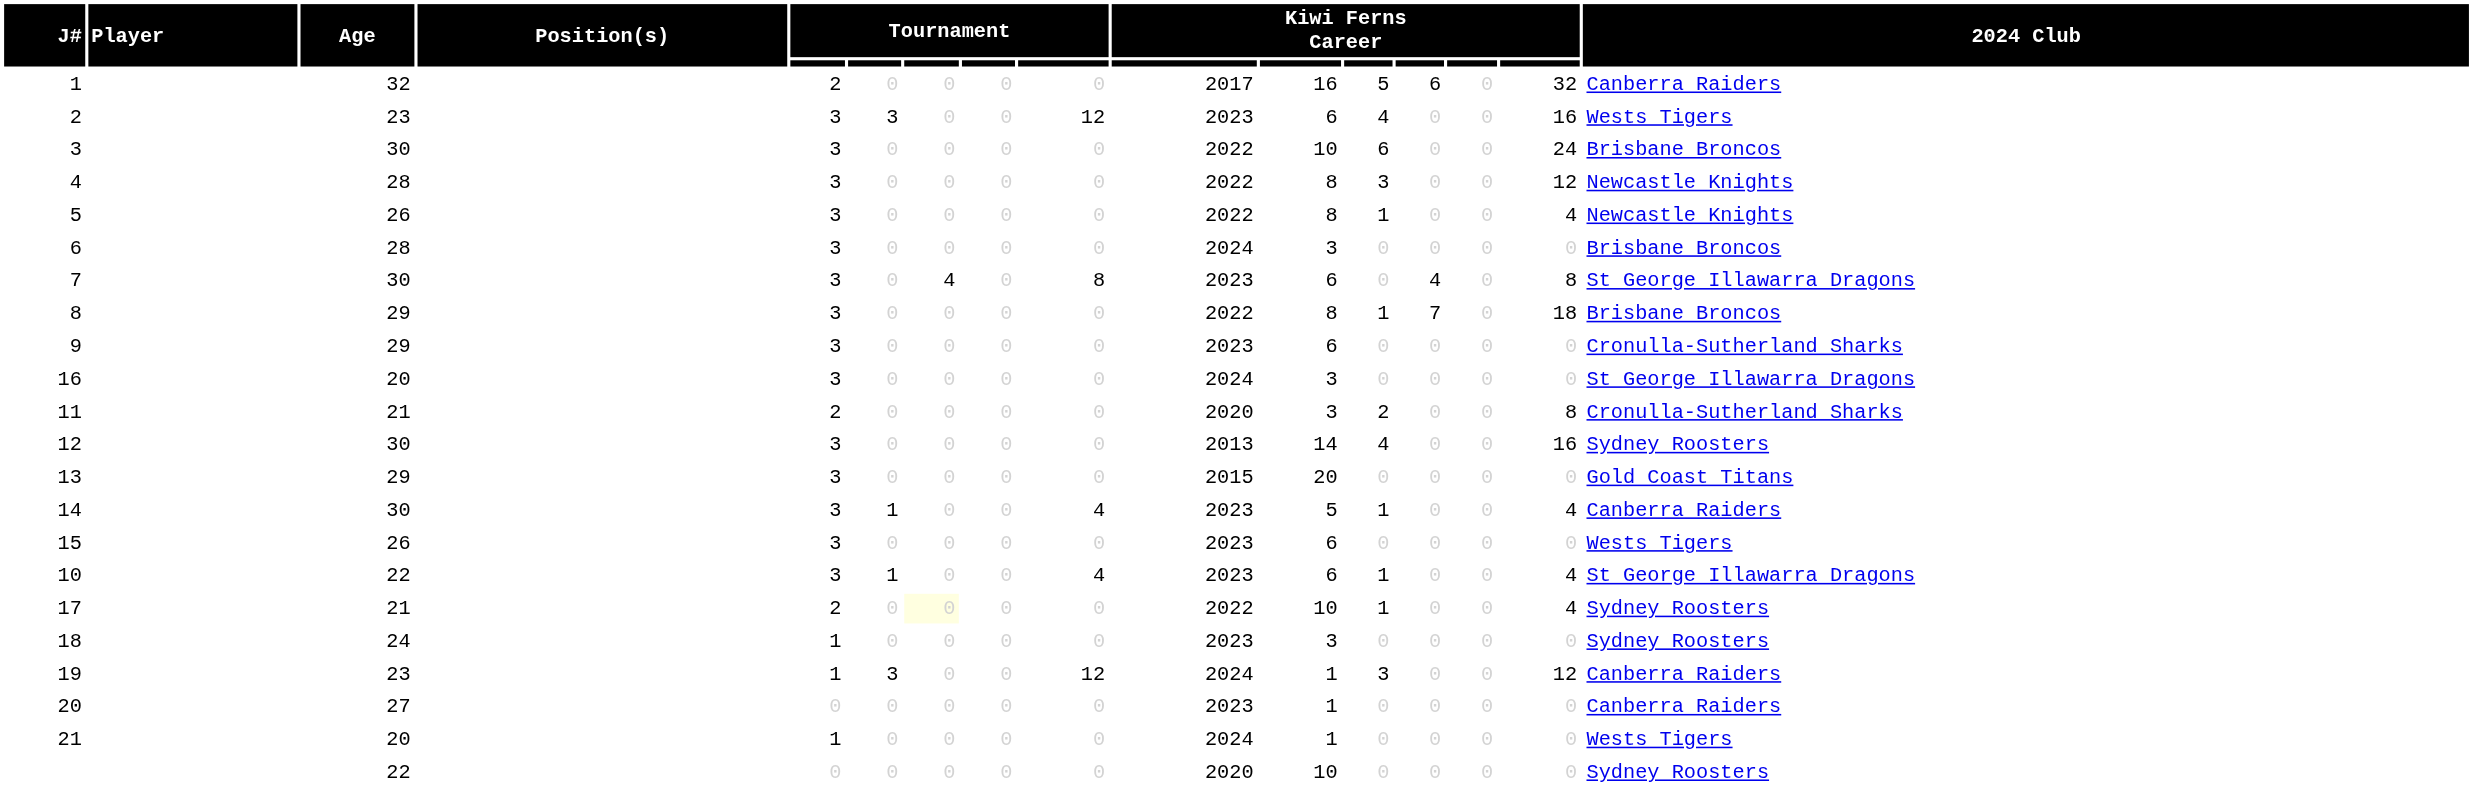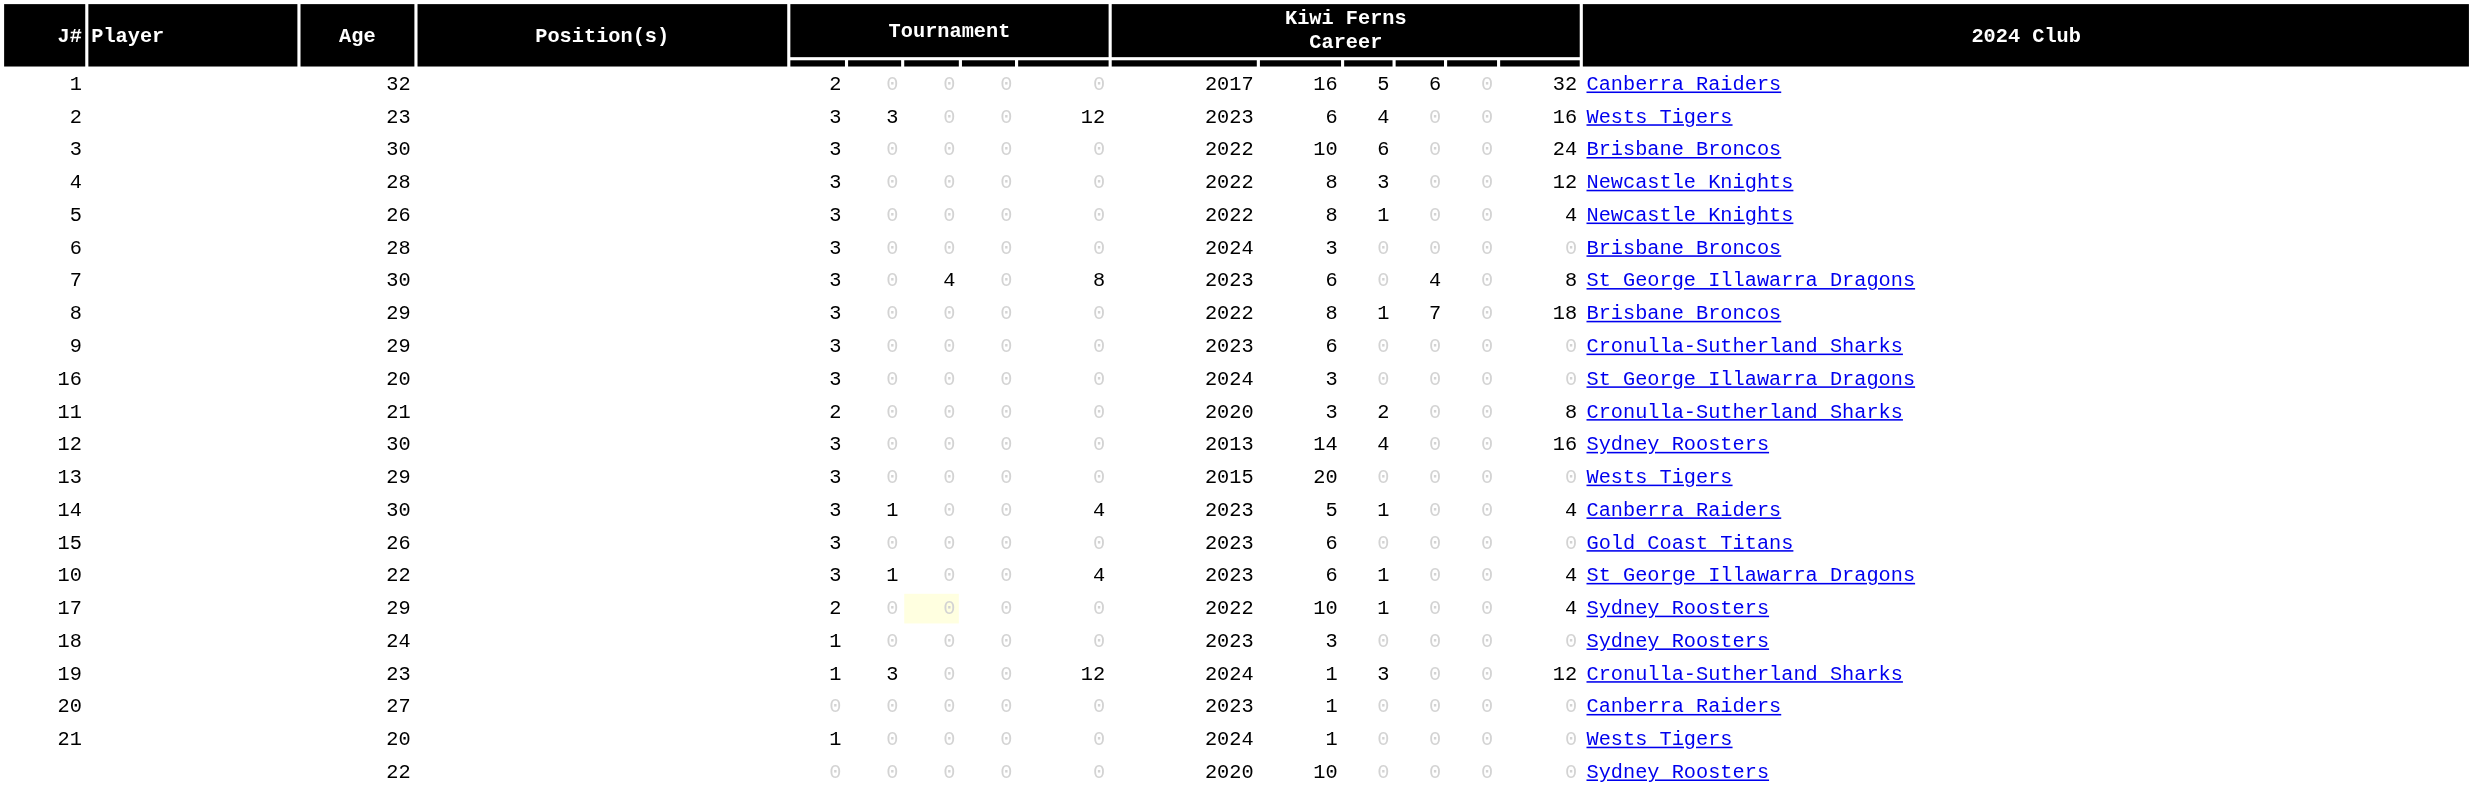(1690, 478) Gold Coast Titans -> (1660, 478) Wests Tigers
(1660, 543) Wests Tigers -> (1690, 543) Gold Coast Titans
(399, 609) 21 -> (399, 609) 29
(1684, 674) Canberra Raiders -> (1745, 674) Cronulla-Sutherland Sharks
